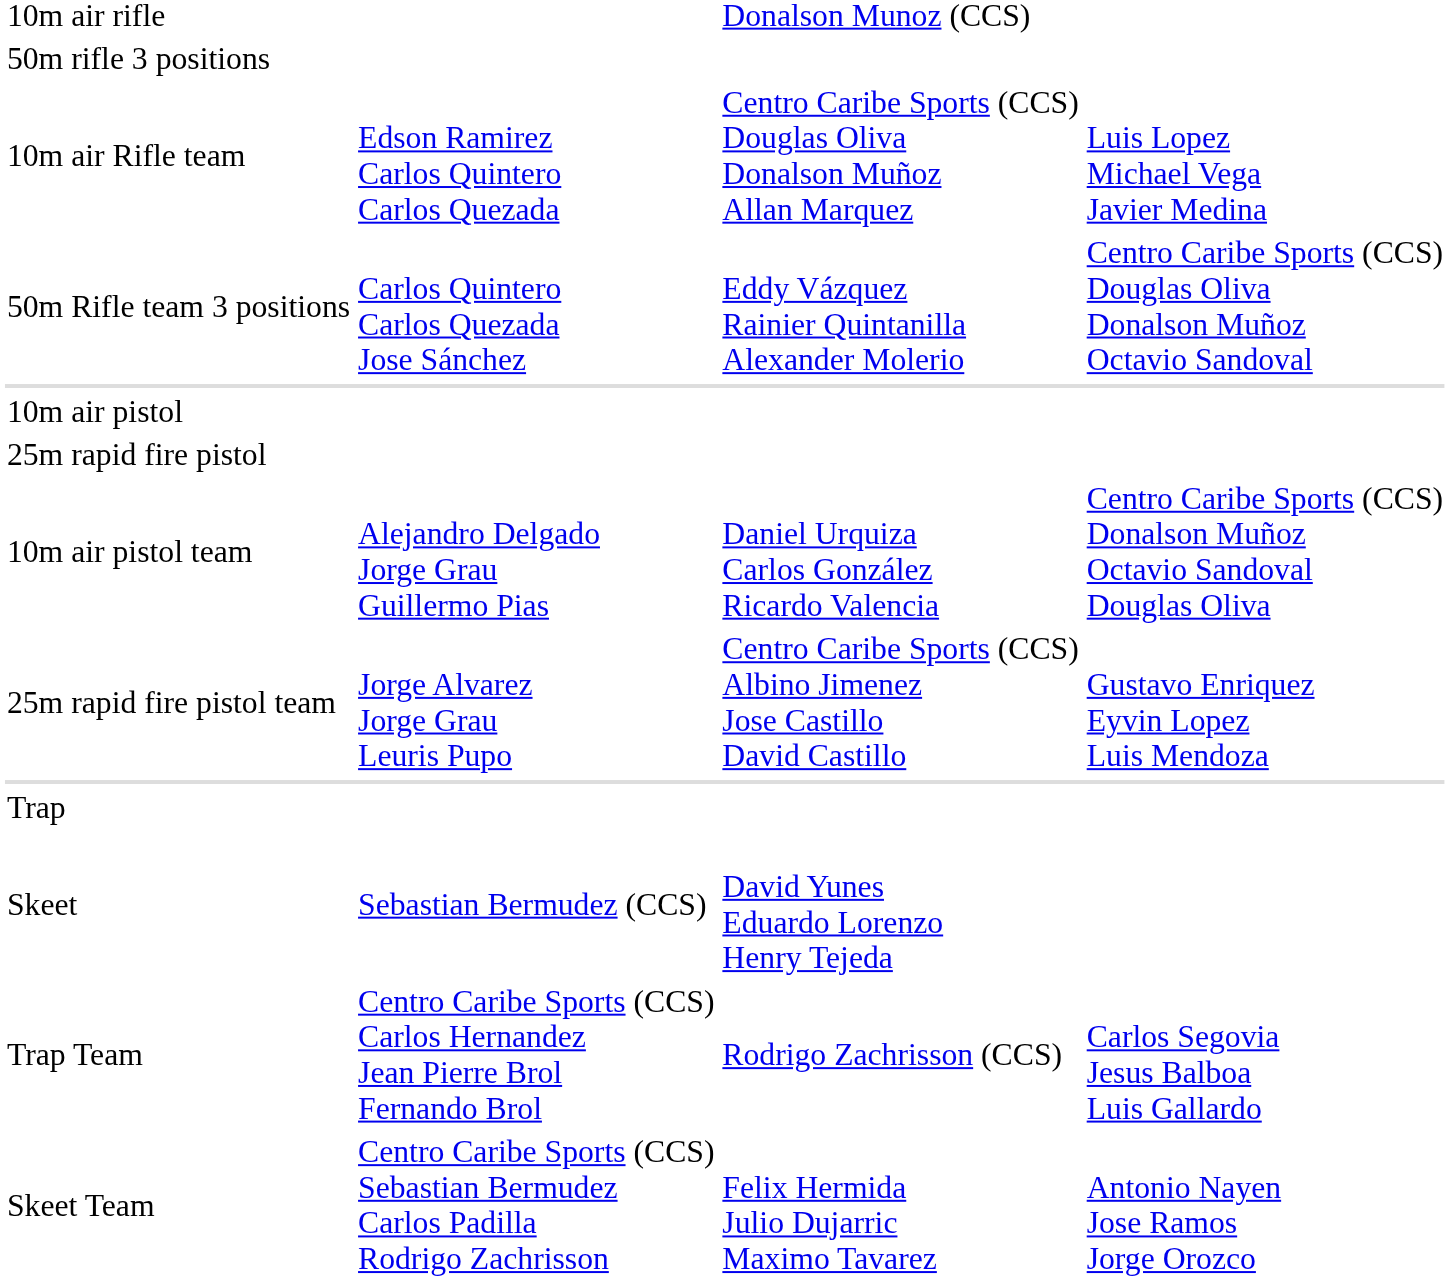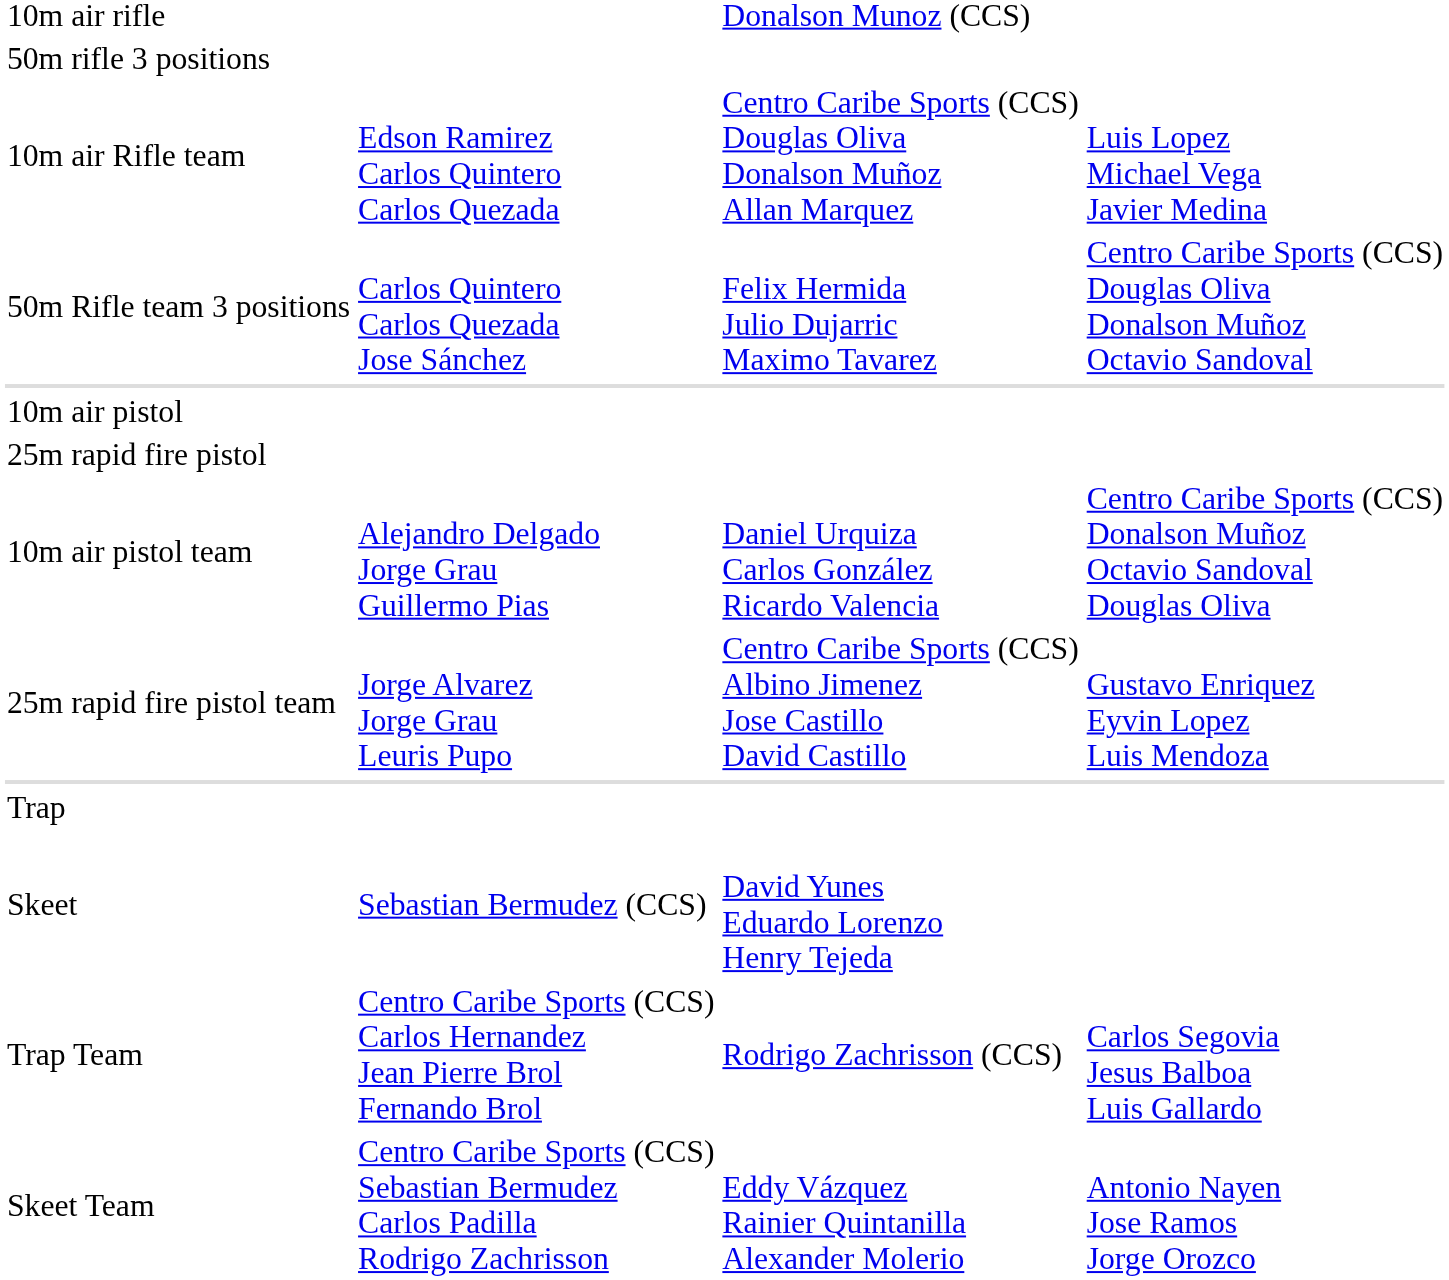(844, 324) Eddy Vázquez Rainier Quintanilla Alexander Molerio -> (830, 324) Felix Hermida Julio Dujarric Maximo Tavarez
(830, 1223) Felix Hermida Julio Dujarric Maximo Tavarez -> (844, 1223) Eddy Vázquez Rainier Quintanilla Alexander Molerio
